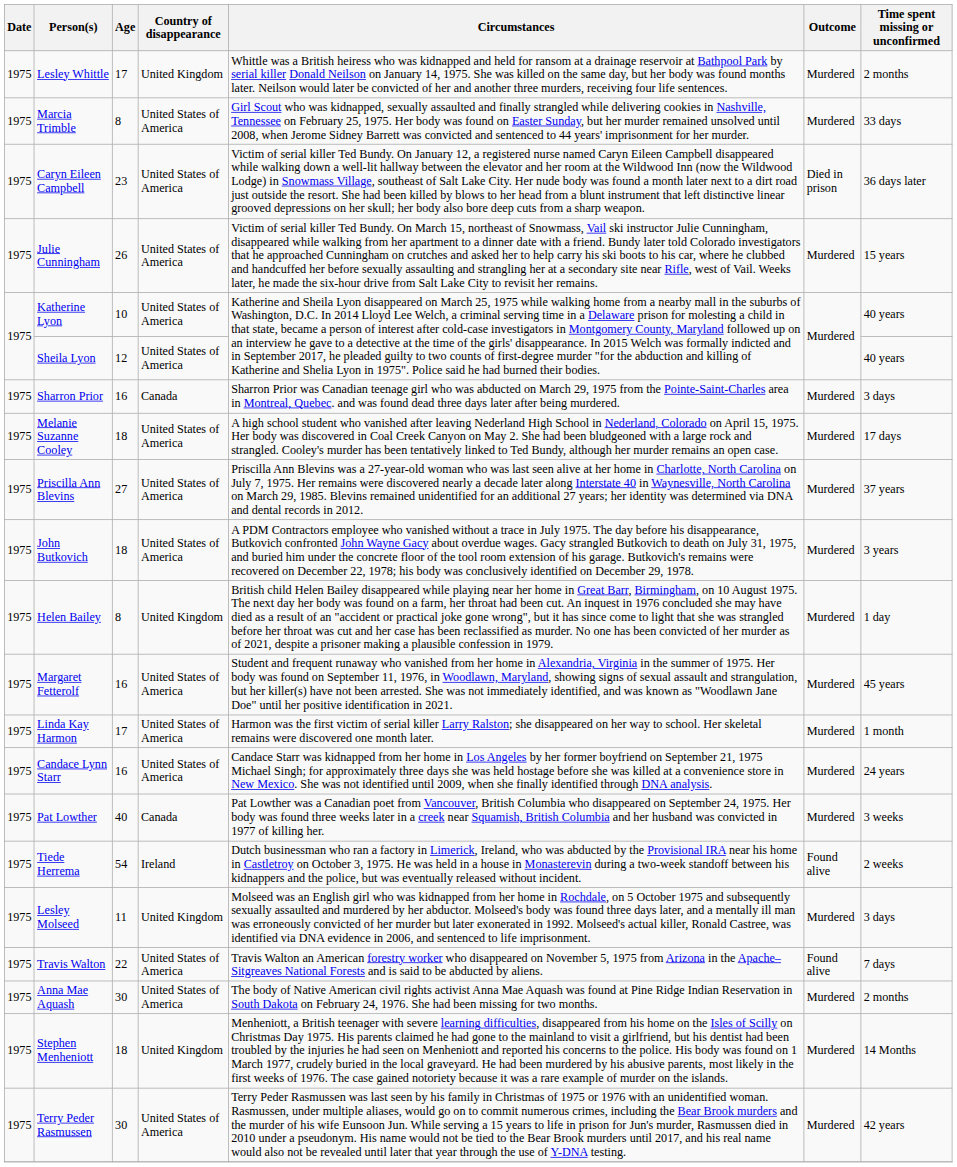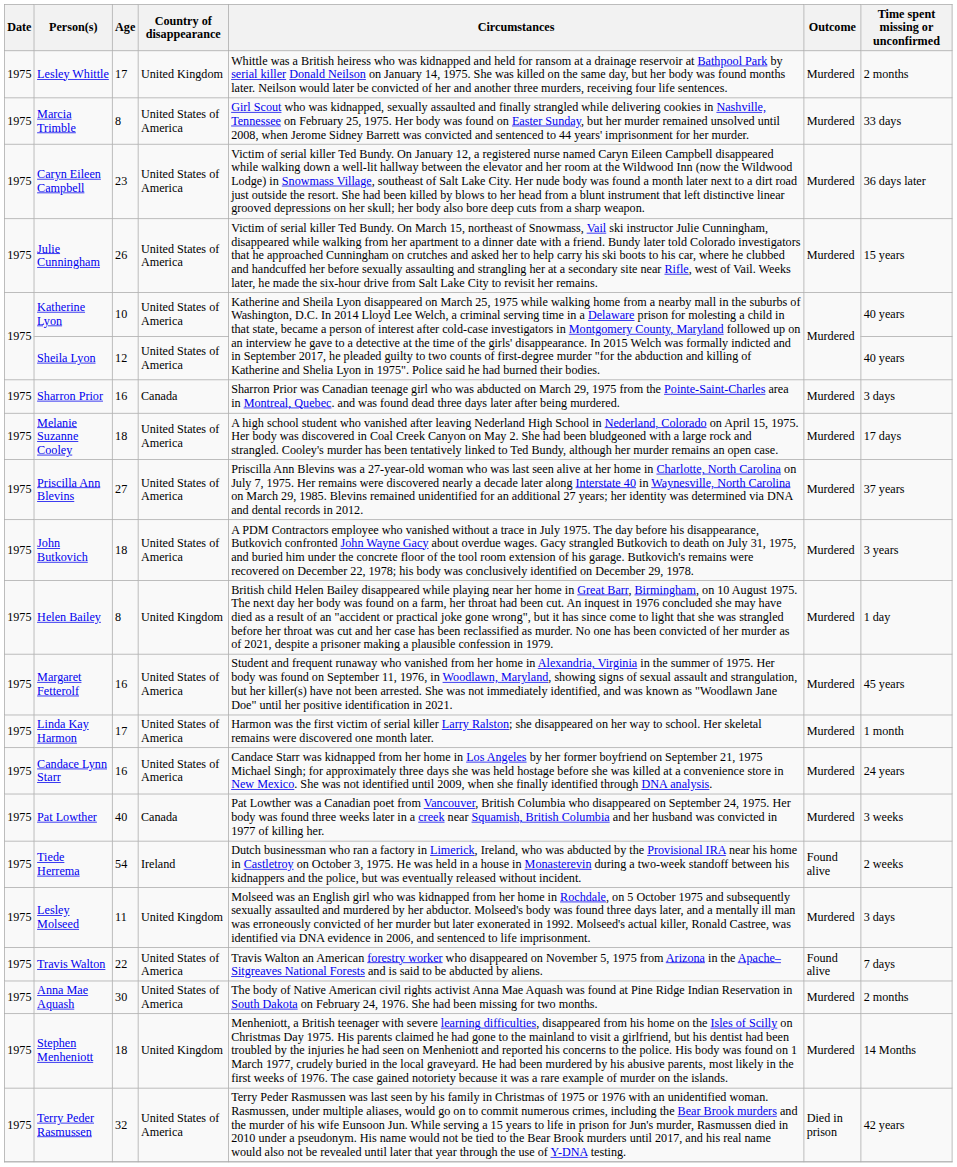(825, 181) Died in prison -> (831, 181) Murdered
(121, 1124) 30 -> (121, 1124) 32
(831, 1124) Murdered -> (825, 1124) Died in prison
